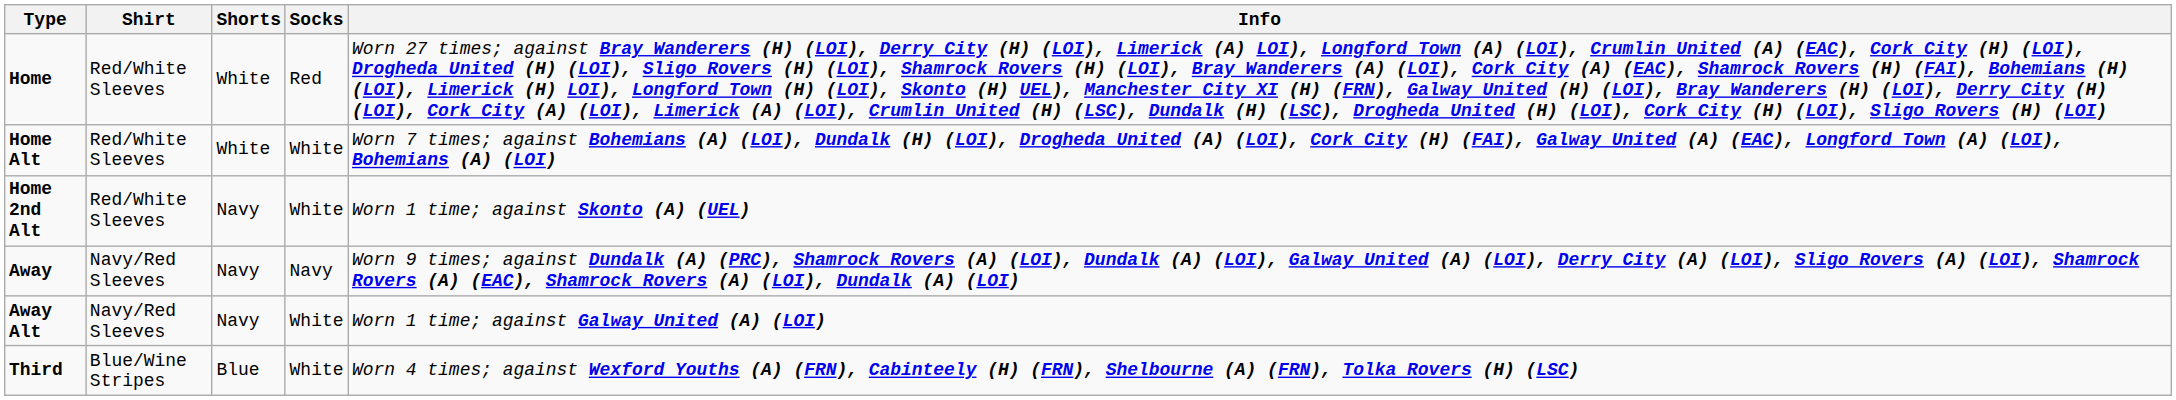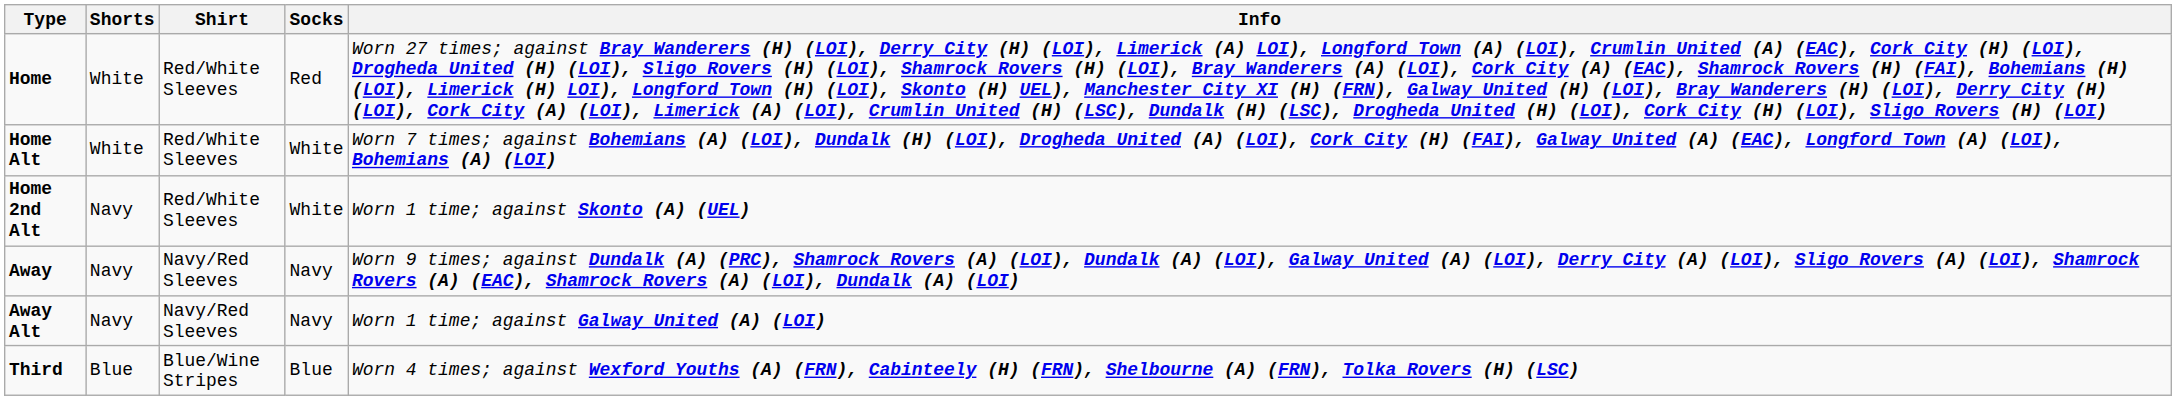columns swapped: (149, 19) <-> (249, 19)
(317, 321) White -> (311, 321) Navy
(317, 371) White -> (311, 371) Blue
